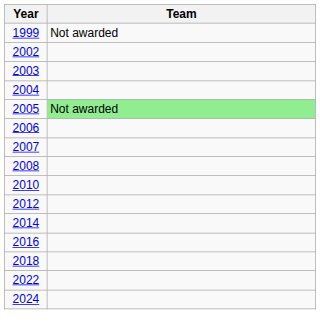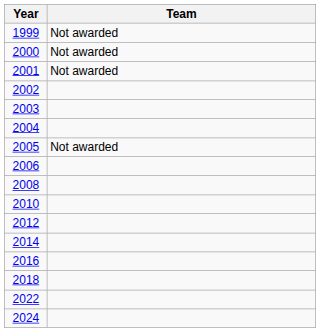+ row: (26, 52)
+ row: (26, 71)
(84, 109) lightgreen background -> (84, 147) no background
- row: (26, 147)
